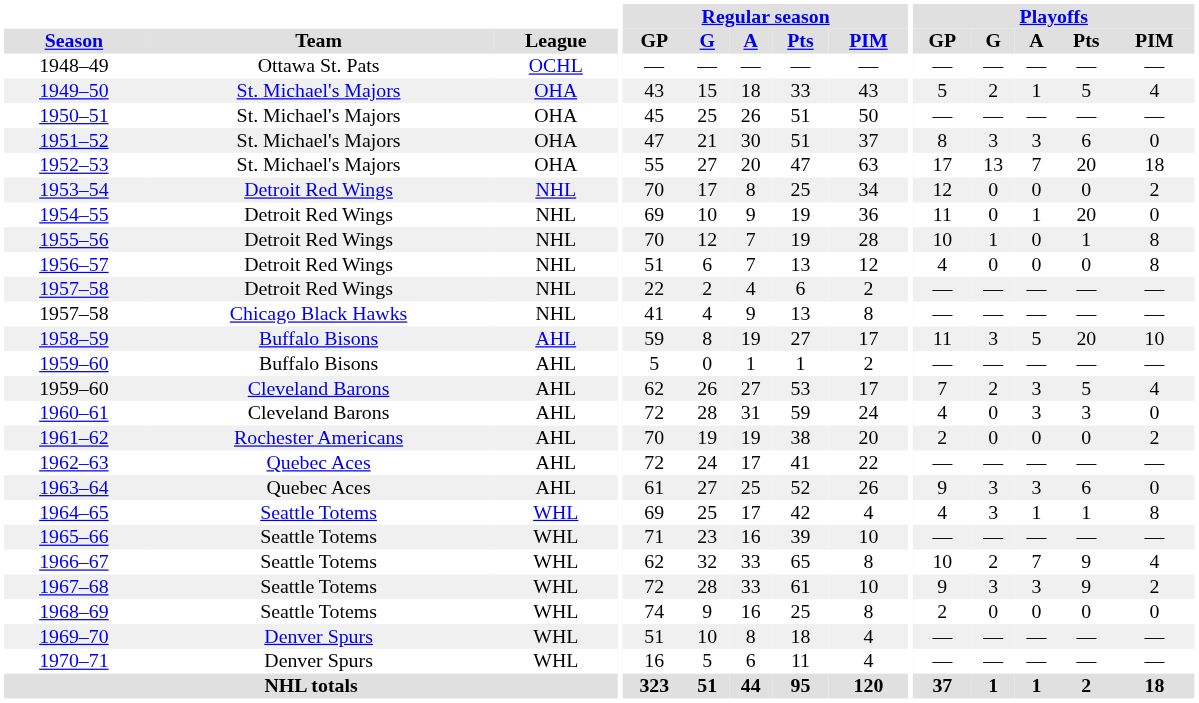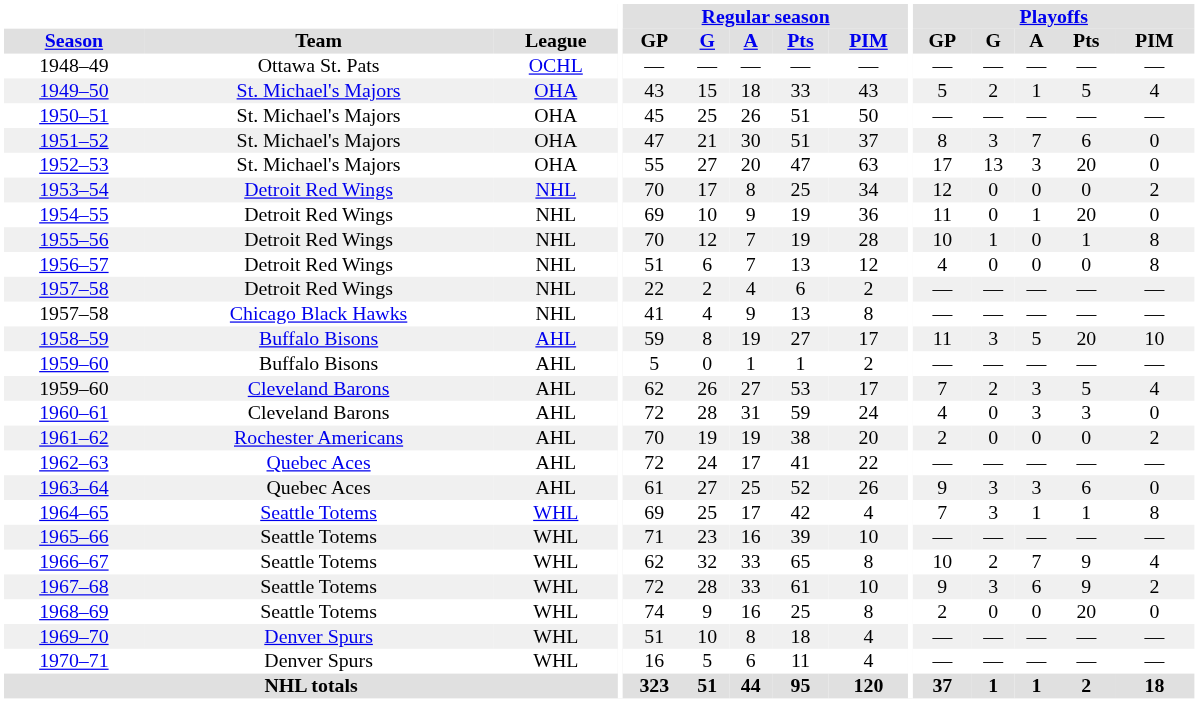(1037, 140) 3 -> (1037, 140) 7
(1037, 165) 7 -> (1037, 165) 3
(1154, 165) 18 -> (1154, 165) 0
(942, 512) 4 -> (942, 512) 7
(1037, 586) 3 -> (1037, 586) 6
(1086, 611) 0 -> (1086, 611) 20
